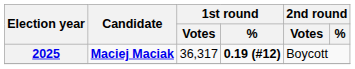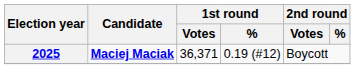(199, 53) 36,317 -> (199, 53) 36,371
(252, 53) bold -> (252, 53) normal
